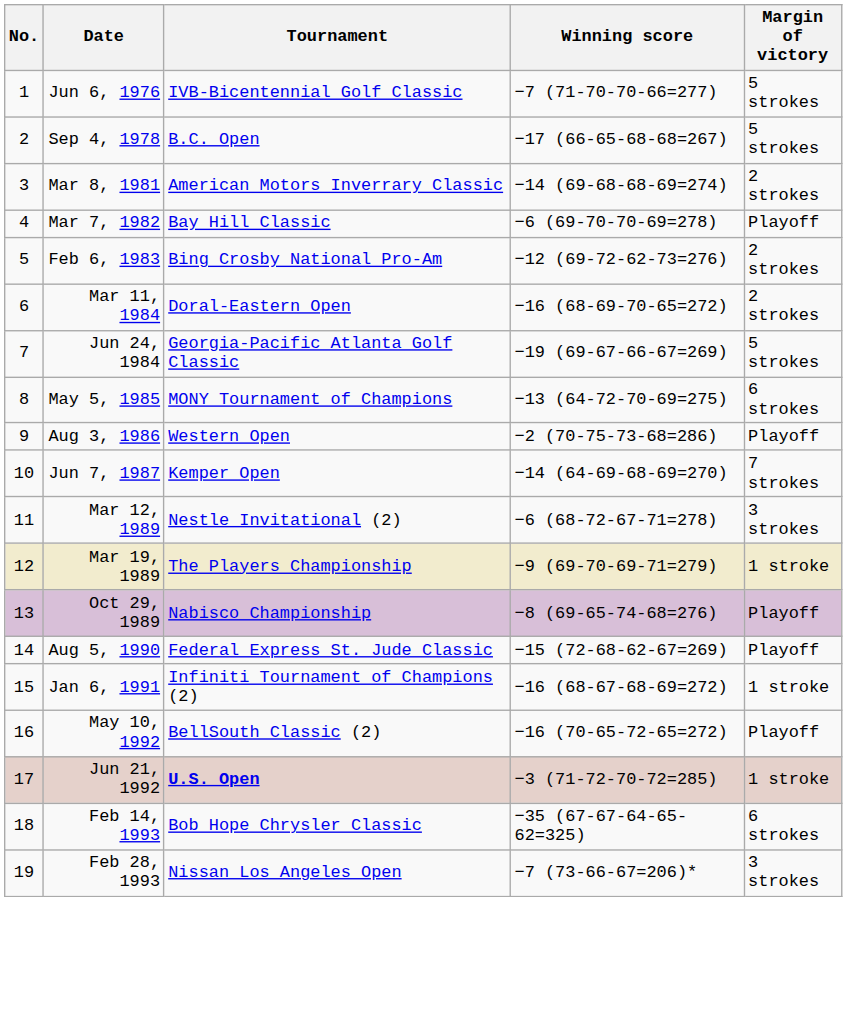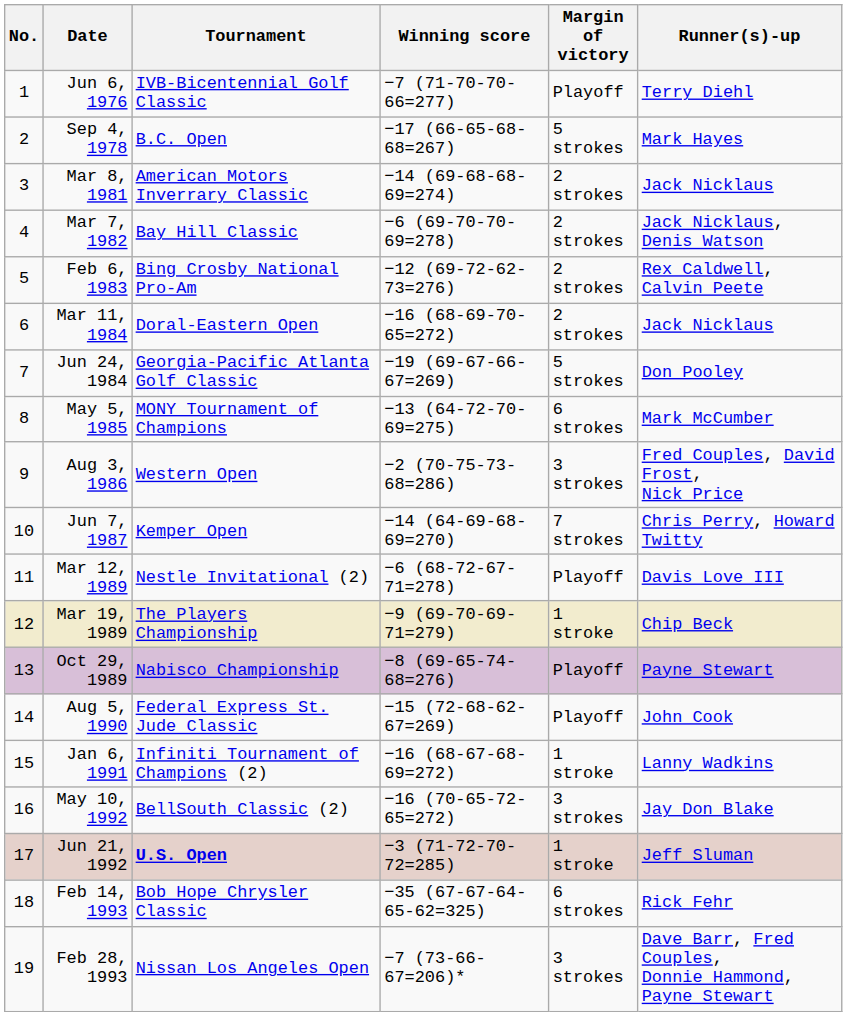+ column: (739, 38)
(784, 94) 5 strokes -> (588, 94) Playoff
(784, 224) Playoff -> (588, 233) 2 strokes
(784, 437) Playoff -> (588, 475) 3 strokes
(784, 521) 3 strokes -> (588, 578) Playoff
(784, 734) Playoff -> (588, 811) 3 strokes
